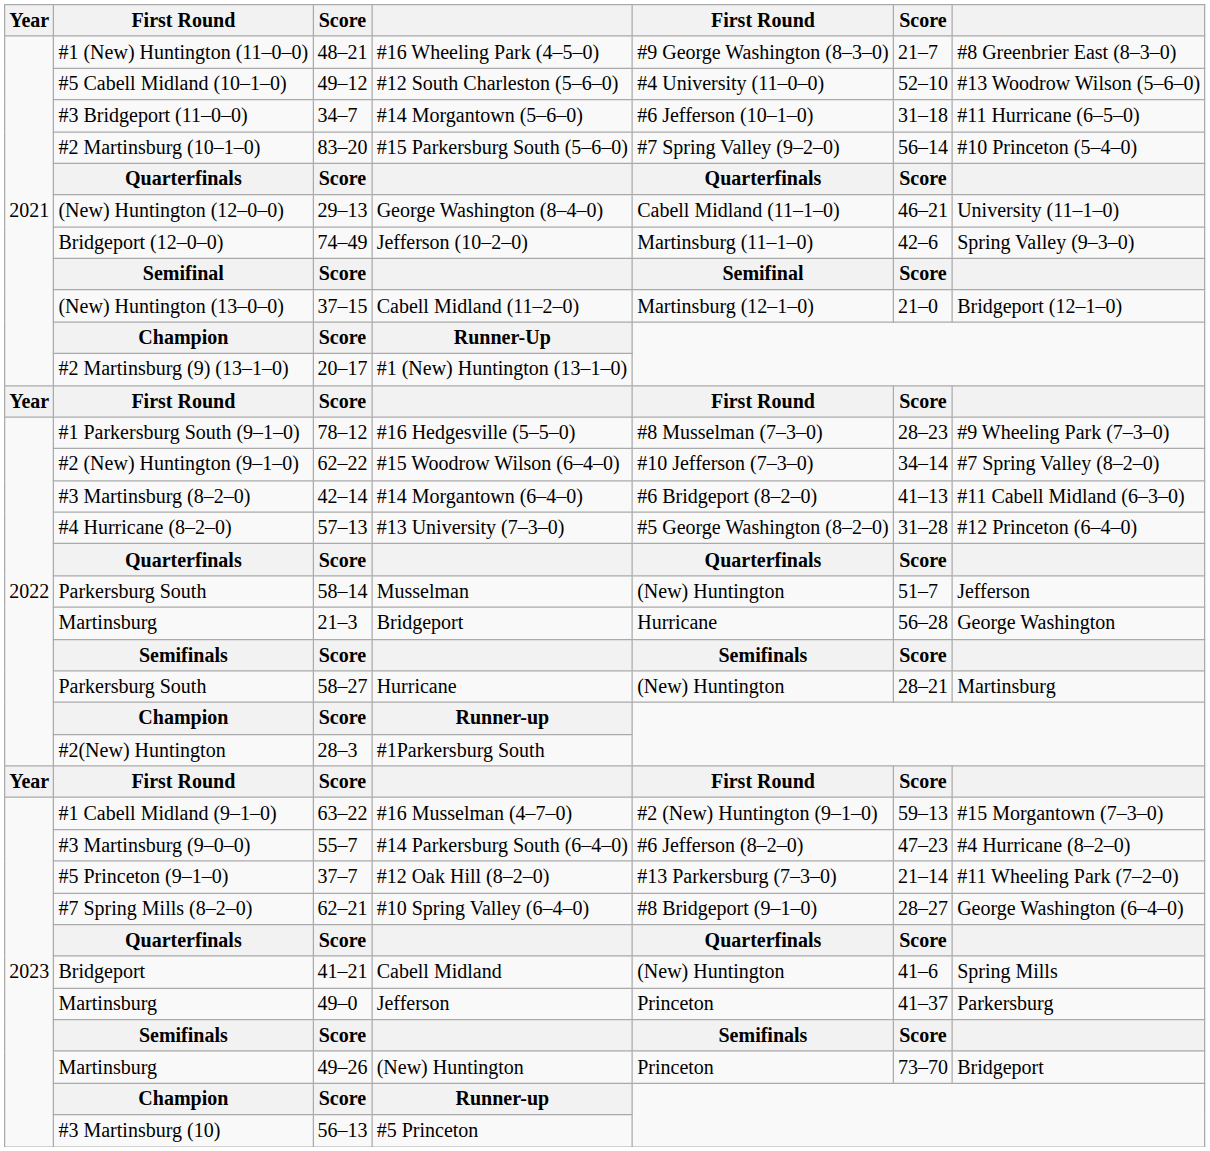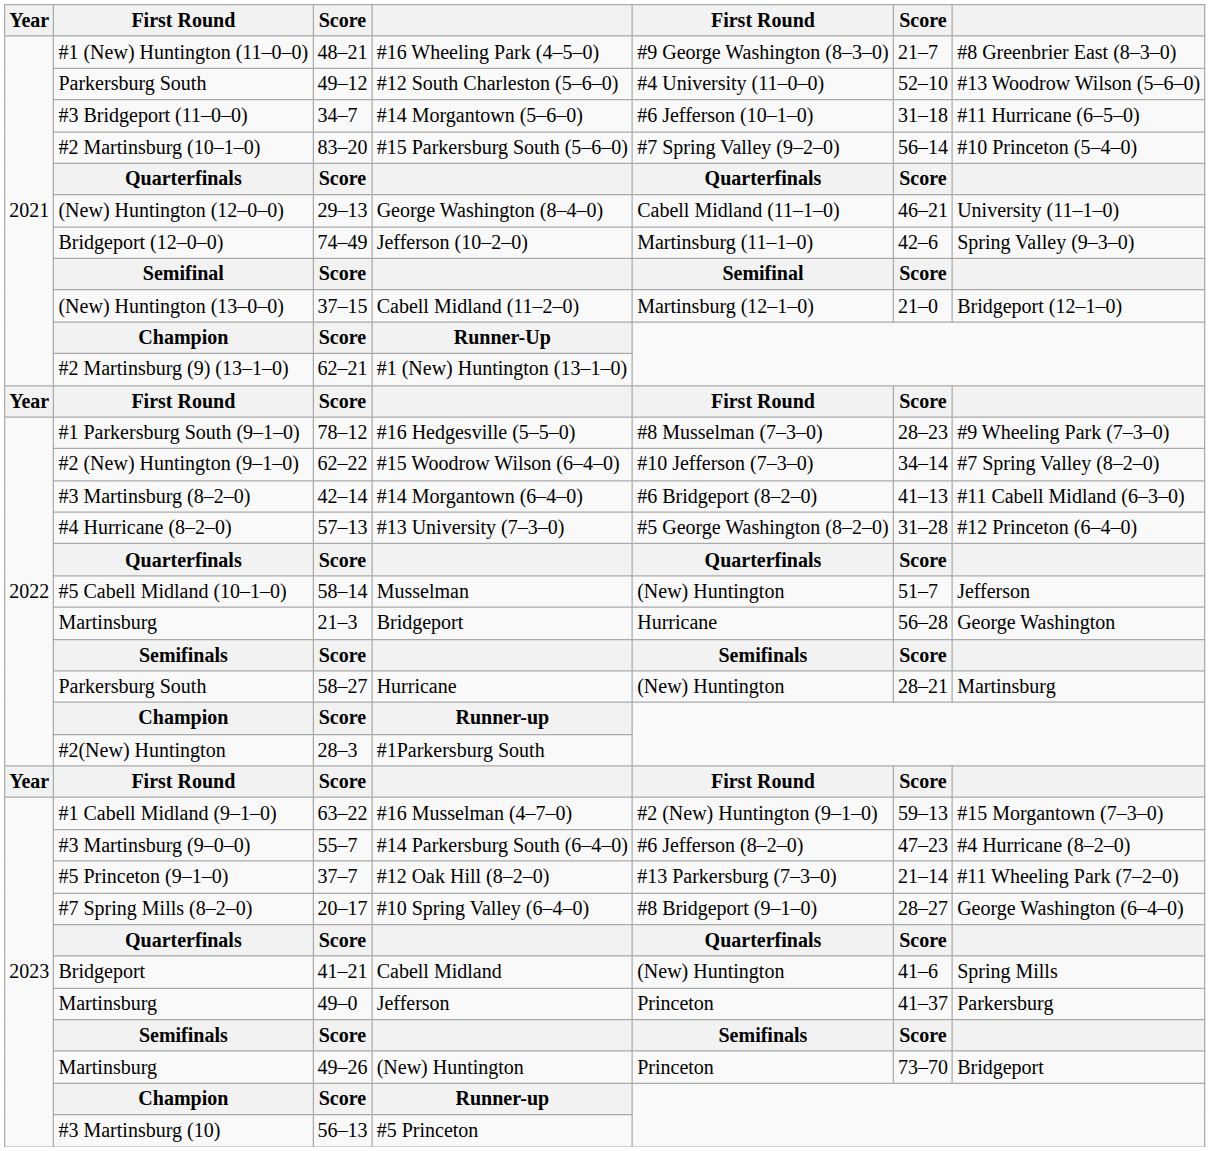(173, 83) #5 Cabell Midland (10–1–0) -> (132, 83) Parkersburg South
(342, 369) 20–17 -> (342, 369) 62–21
(132, 591) Parkersburg South -> (173, 591) #5 Cabell Midland (10–1–0)
(342, 908) 62–21 -> (342, 908) 20–17
